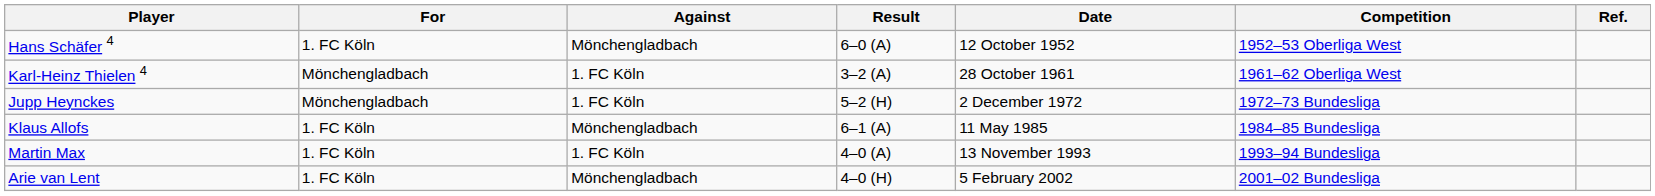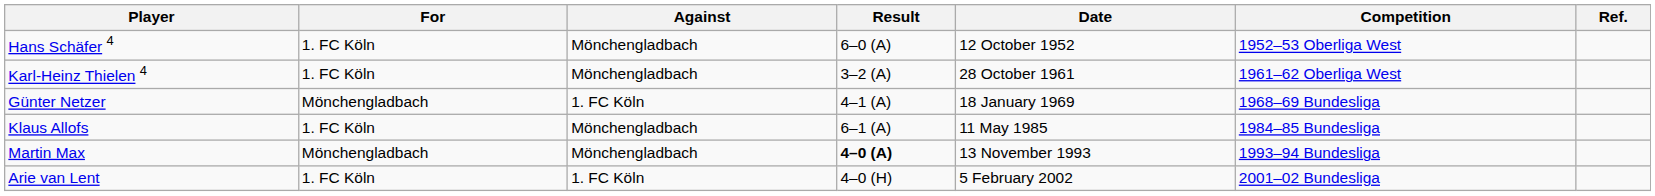(365, 74) Mönchengladbach -> (338, 74) 1. FC Köln
(608, 74) 1. FC Köln -> (634, 74) Mönchengladbach
+ row: (57, 102)
- row: (61, 102)
(338, 153) 1. FC Köln -> (365, 153) Mönchengladbach
(608, 153) 1. FC Köln -> (634, 153) Mönchengladbach
(866, 153) normal -> (866, 153) bold
(634, 178) Mönchengladbach -> (608, 178) 1. FC Köln
